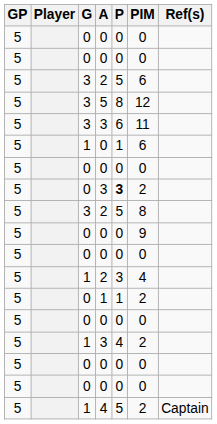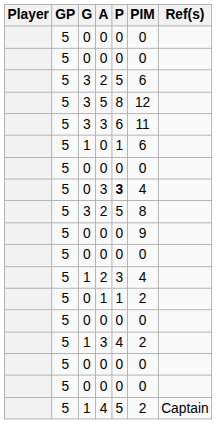columns swapped: (54, 15) <-> (18, 15)
(143, 189) 2 -> (143, 189) 4
